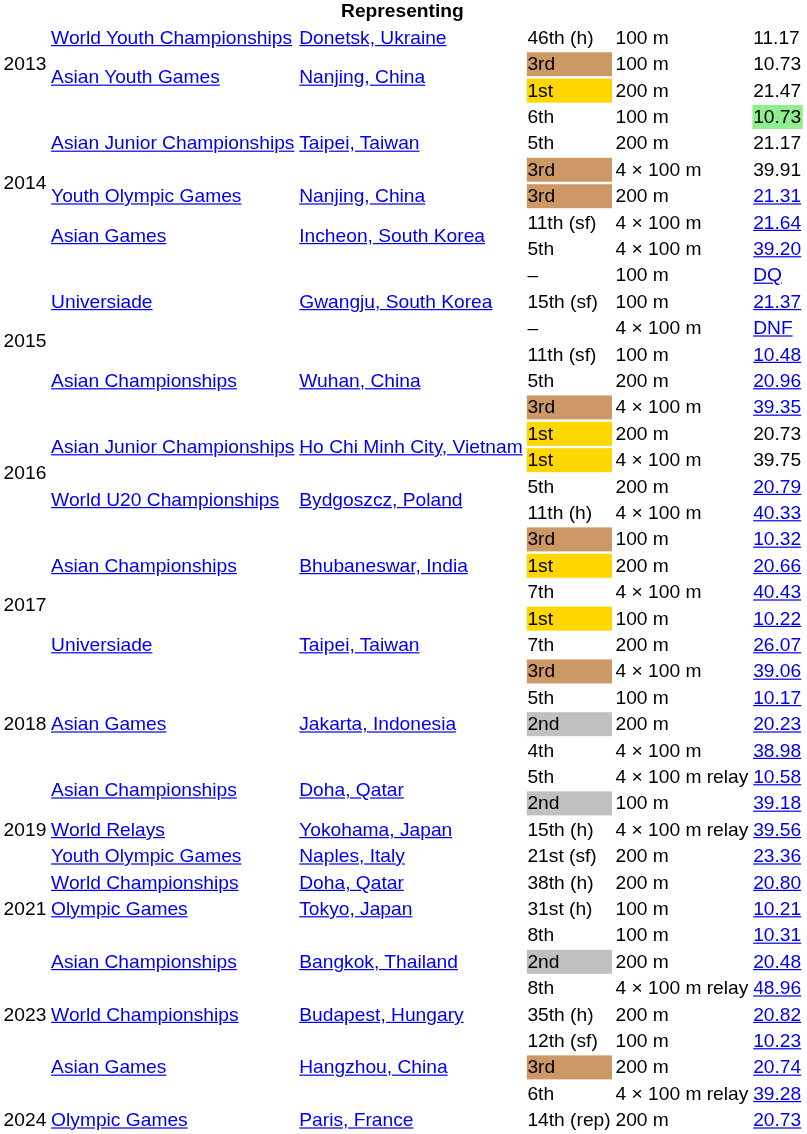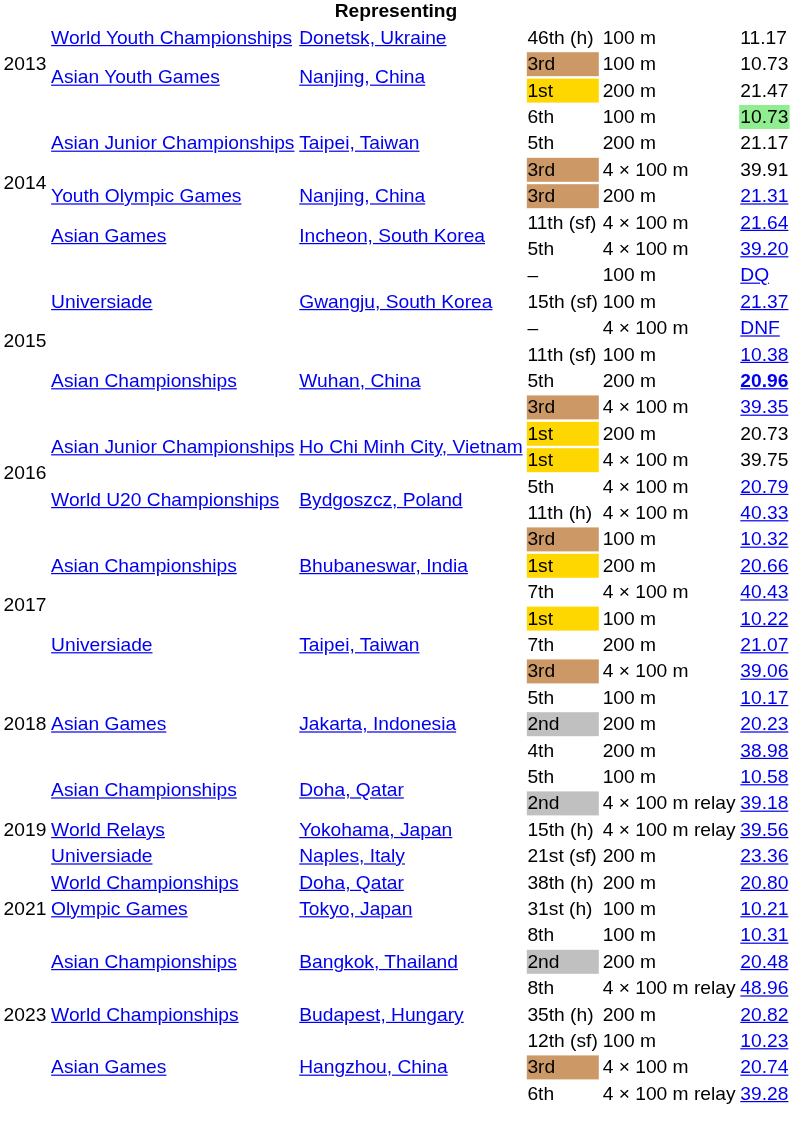(777, 354) 10.48 -> (764, 354) 10.38
(777, 380) normal -> (764, 380) bold
(642, 486) 200 m -> (646, 486) 4 × 100 m
(777, 644) 26.07 -> (764, 644) 21.07
(658, 750) 4 × 100 m -> (629, 750) 200 m
(682, 776) 4 × 100 m relay -> (629, 776) 100 m
(642, 803) 100 m -> (669, 803) 4 × 100 m relay
(146, 856) Youth Olympic Games -> (102, 856) Universiade
(642, 1067) 200 m -> (646, 1067) 4 × 100 m
- row: (356, 1120)
